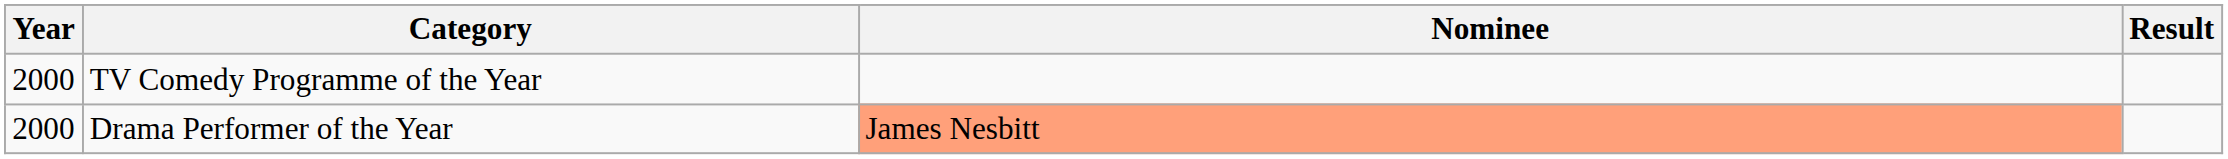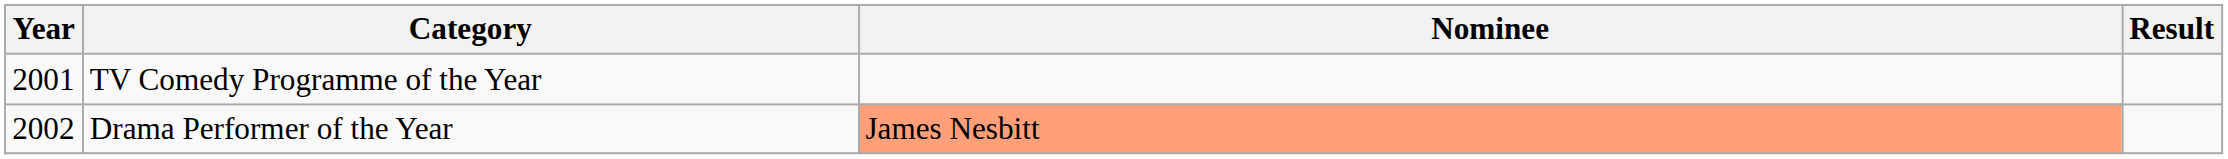(43, 78) 2000 -> (43, 78) 2001
(43, 128) 2000 -> (43, 128) 2002
